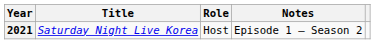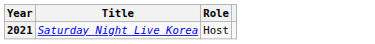- column: (298, 13)
